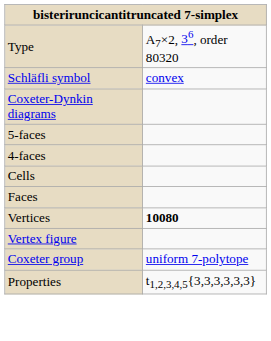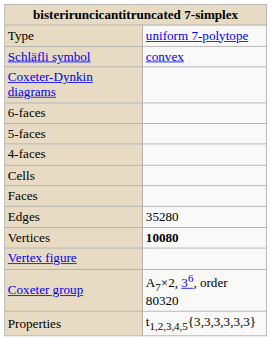(187, 46) A7×2, 36, order 80320 -> (197, 35) uniform 7-polytope
+ row: (27, 113)
+ row: (24, 217)
(197, 259) uniform 7-polytope -> (187, 290) A7×2, 36, order 80320
